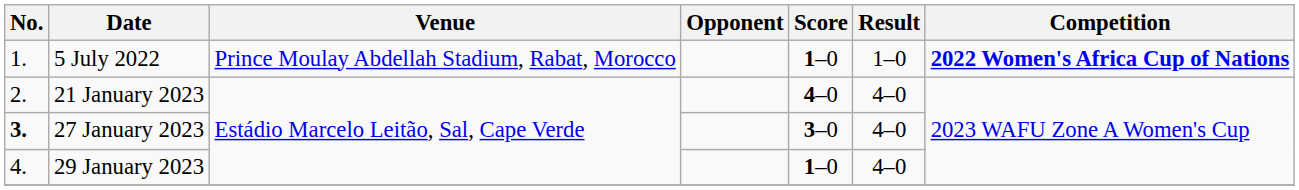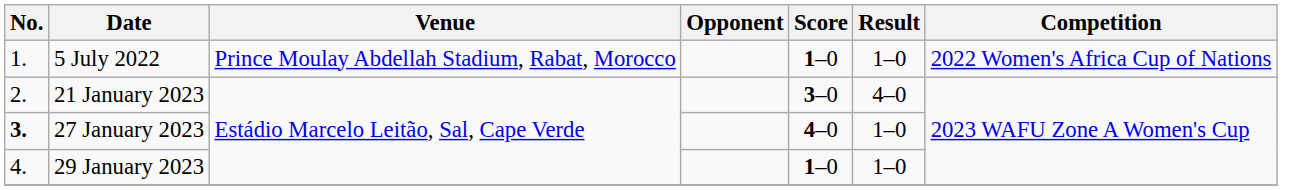(1110, 58) bold -> (1101, 58) normal
(821, 94) 4–0 -> (821, 94) 3–0
(821, 130) 3–0 -> (821, 130) 4–0
(889, 130) 4–0 -> (889, 130) 1–0
(889, 166) 4–0 -> (889, 166) 1–0
